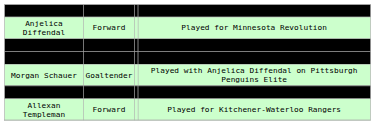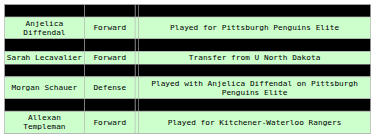(254, 28) Played for Minnesota Revolution -> (255, 28) Played for Pittsburgh Penguins Elite
(109, 45) Forward -> (110, 45) Goaltender
+ row: (44, 58)
(254, 58) Played for Pittsburgh Penguins Elite -> (255, 71) Played for Minnesota Revolution
(109, 75) Goaltender -> (110, 88) Defense
(109, 92) Goaltender -> (110, 105) Forward
